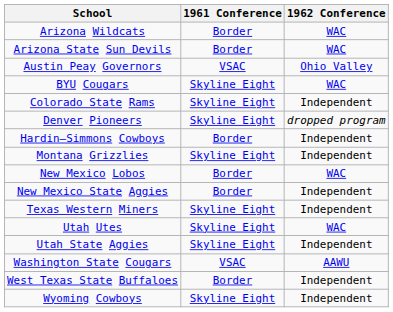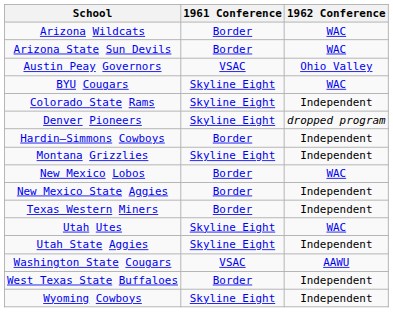(232, 209) Skyline Eight -> (232, 209) Border
